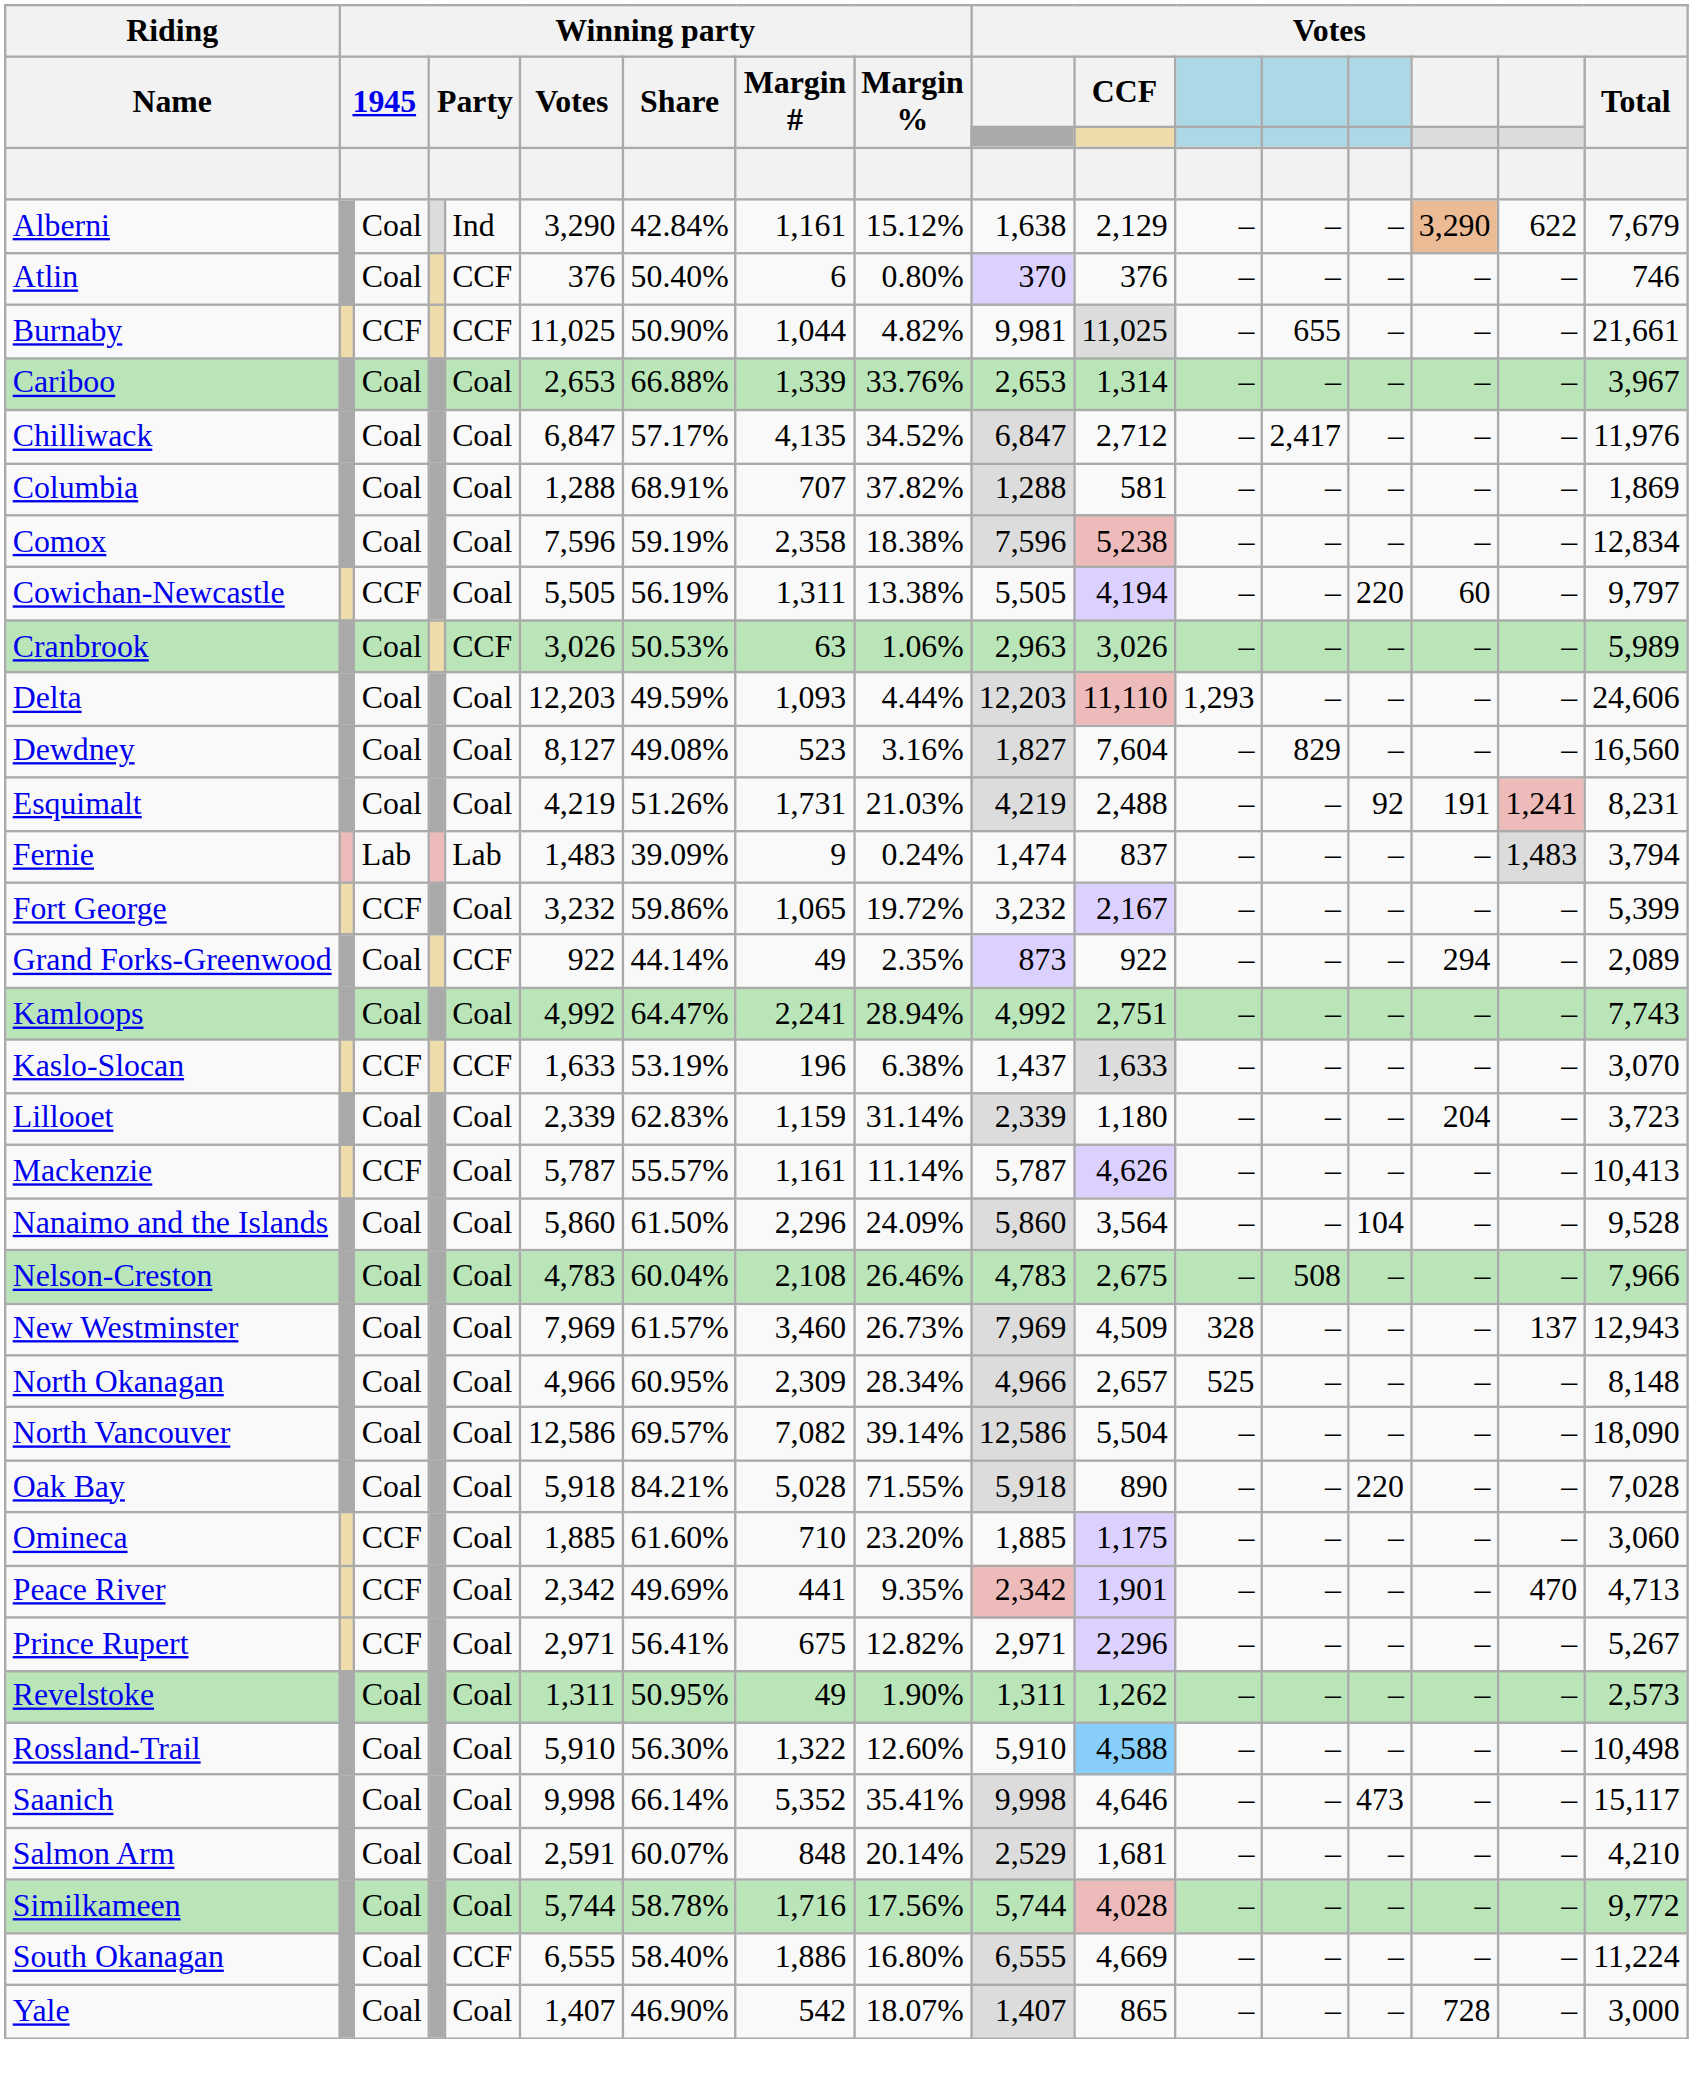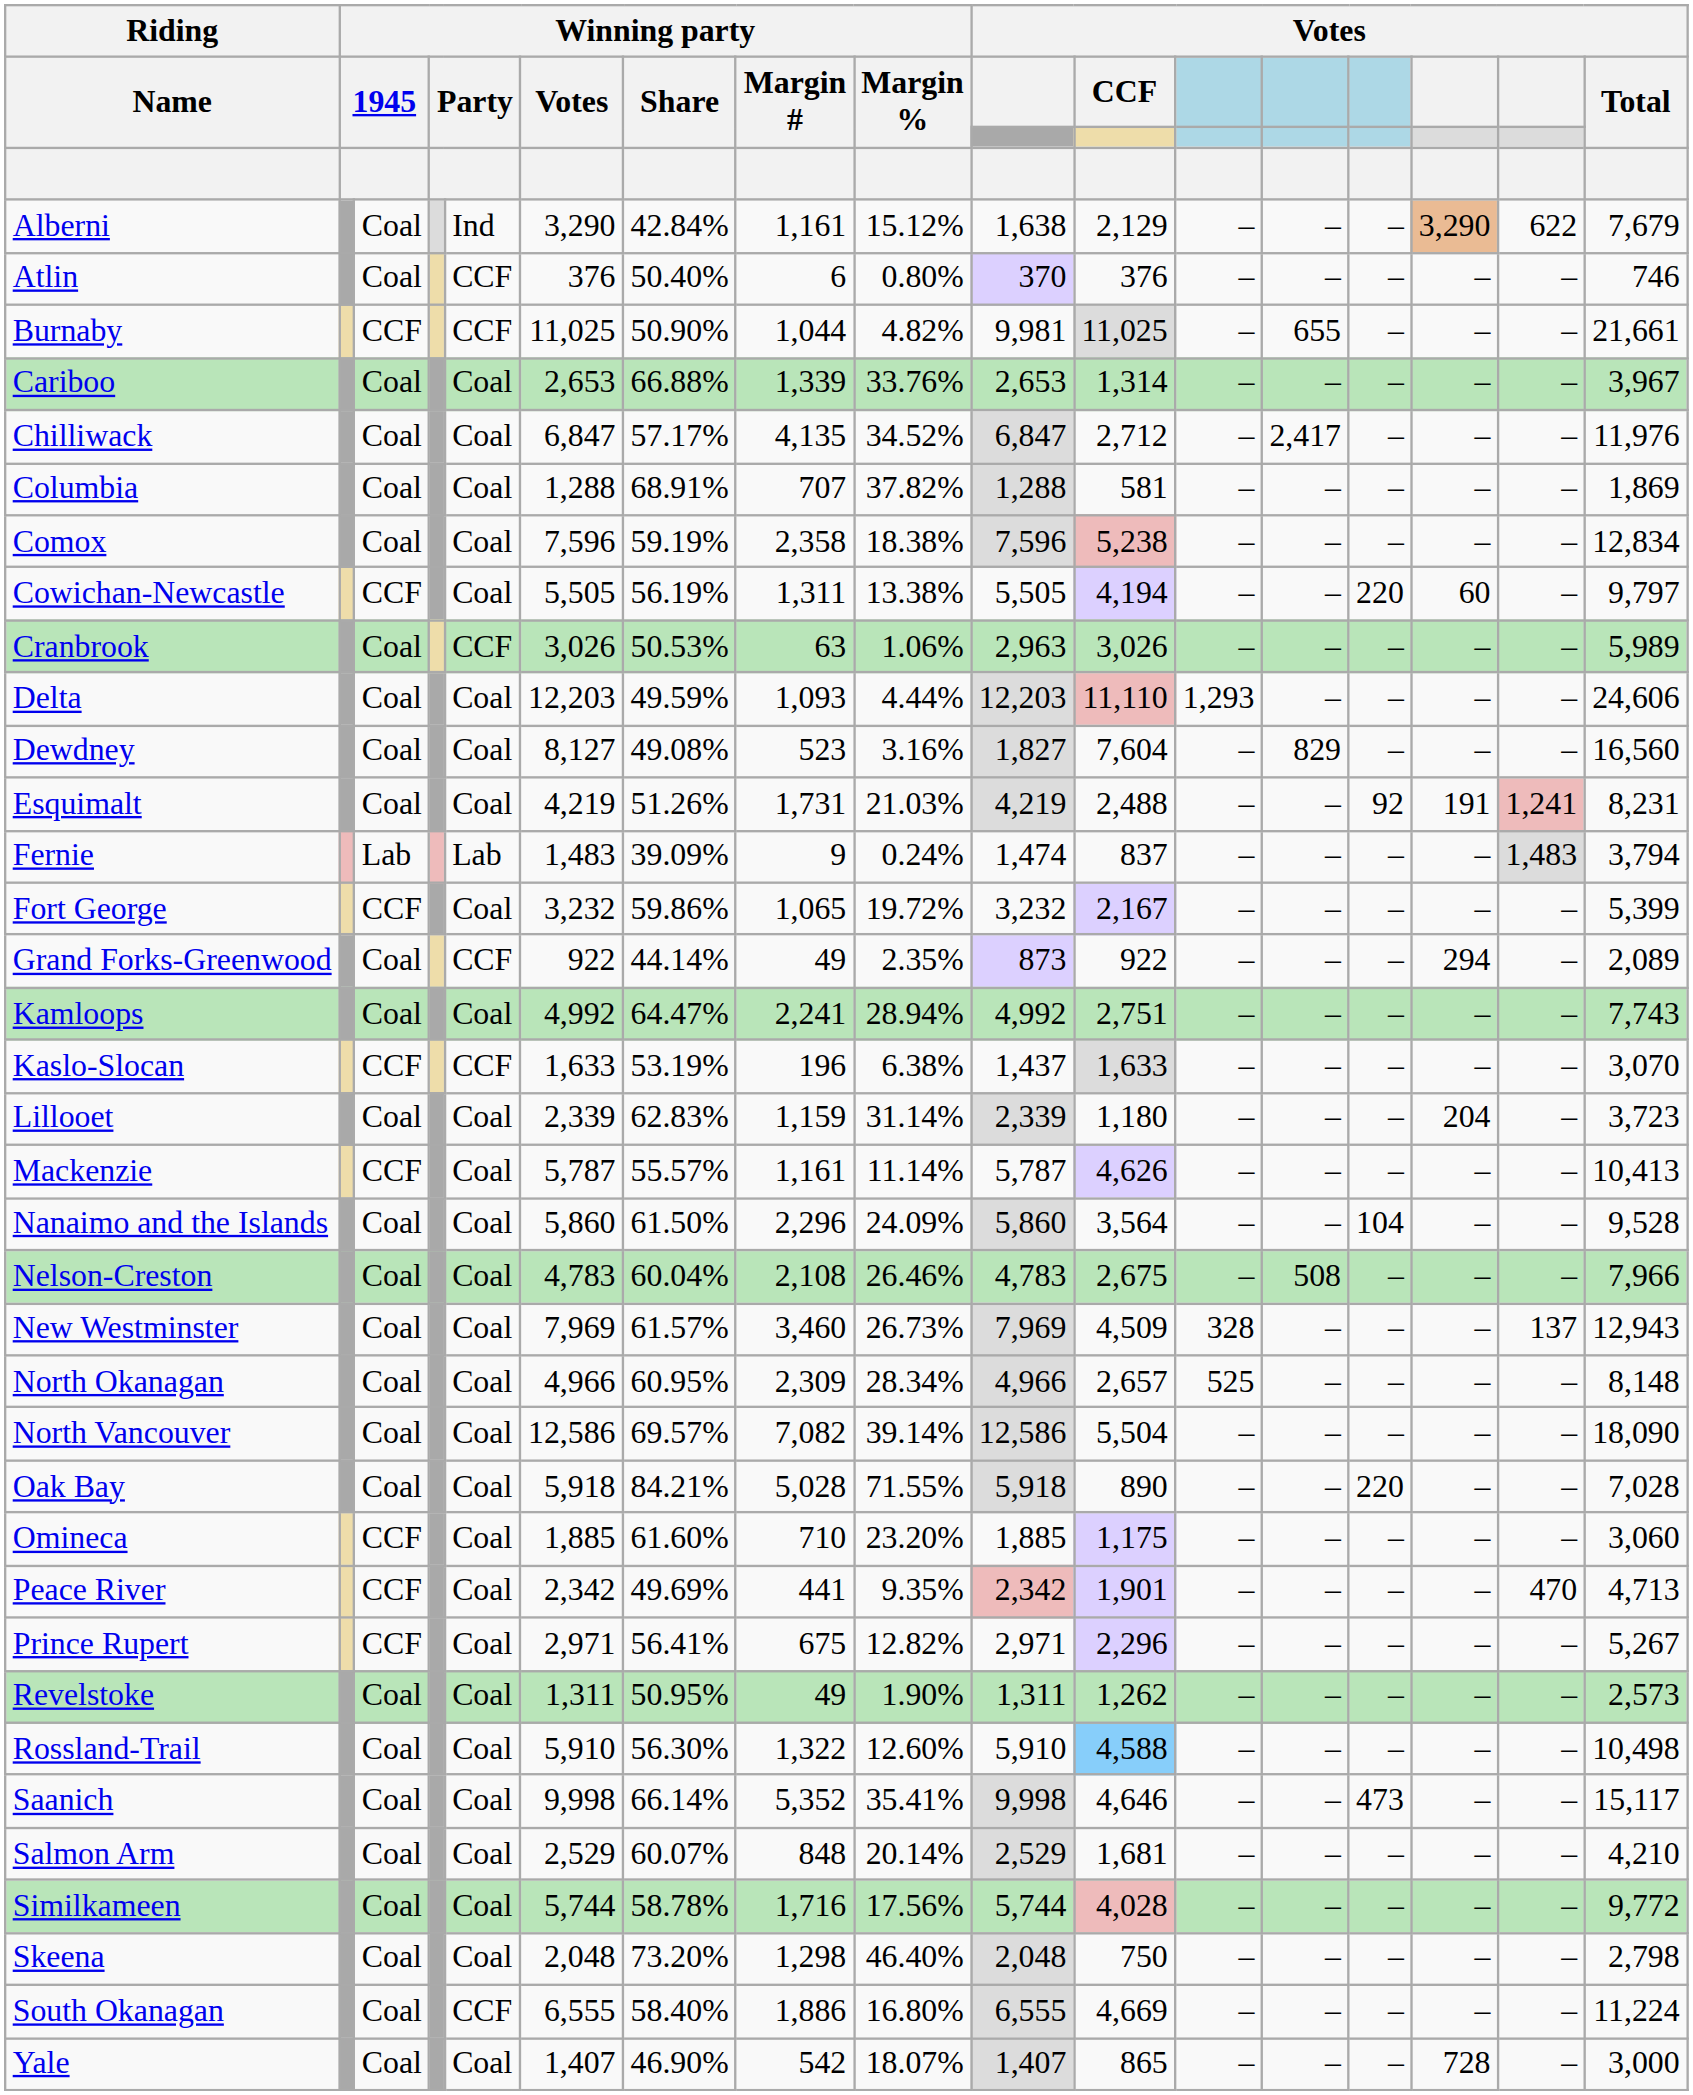(580, 1852) 2,591 -> (580, 1852) 2,529
+ row: (59, 1957)
